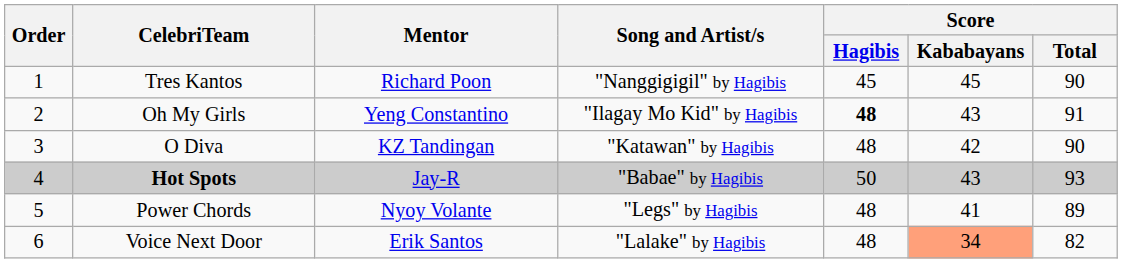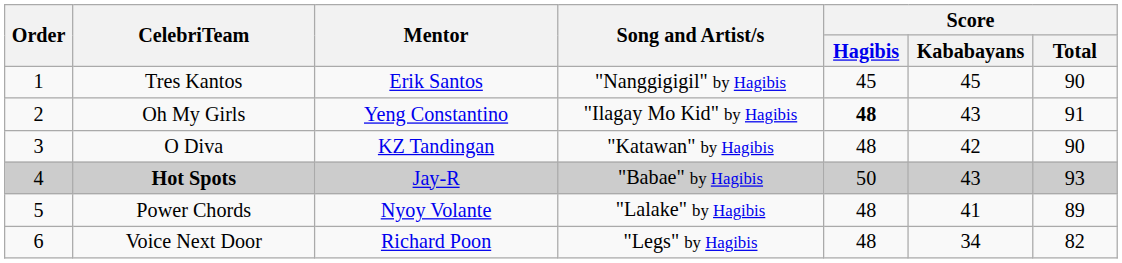(436, 82) Richard Poon -> (436, 82) Erik Santos
(691, 209) "Legs" by Hagibis -> (691, 209) "Lalake" by Hagibis
(436, 242) Erik Santos -> (436, 242) Richard Poon
(691, 241) "Lalake" by Hagibis -> (691, 241) "Legs" by Hagibis
(970, 242) lightsalmon background -> (970, 242) no background
